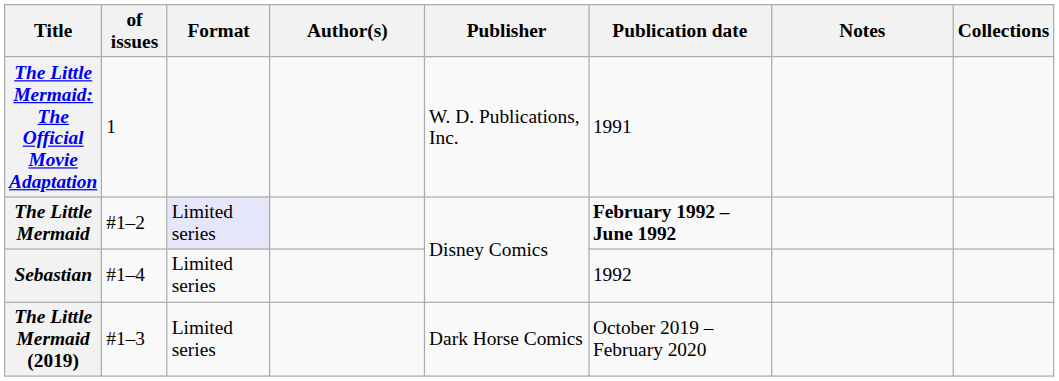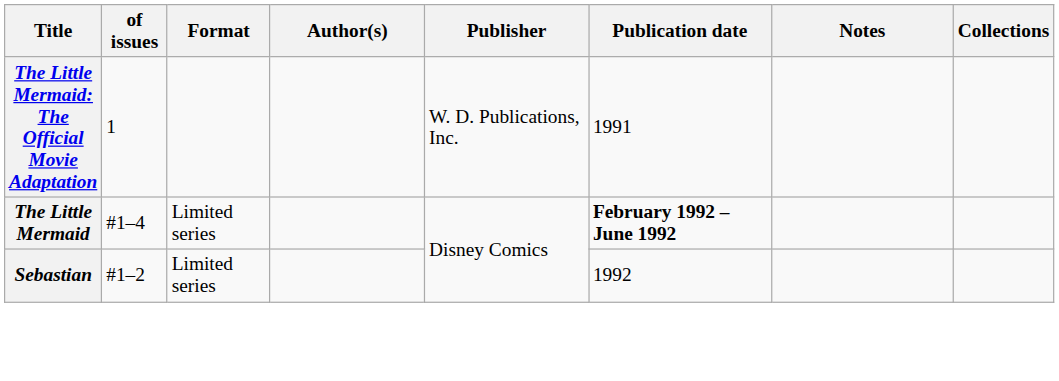(126, 222) #1–2 -> (126, 222) #1–4
(202, 222) lavender background -> (202, 222) no background
(126, 275) #1–4 -> (126, 275) #1–2
- row: (53, 338)
